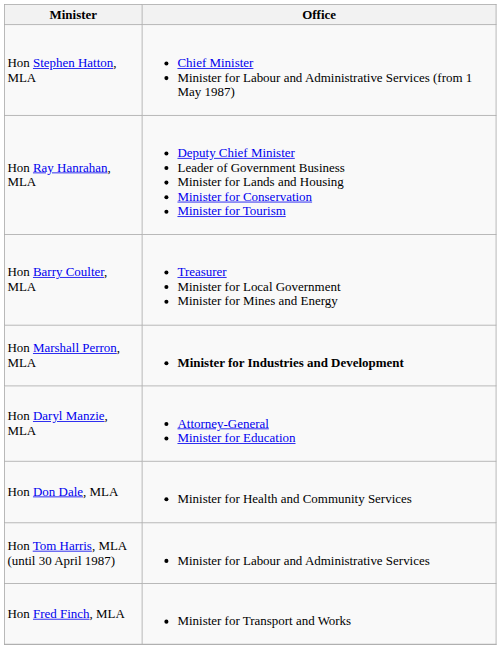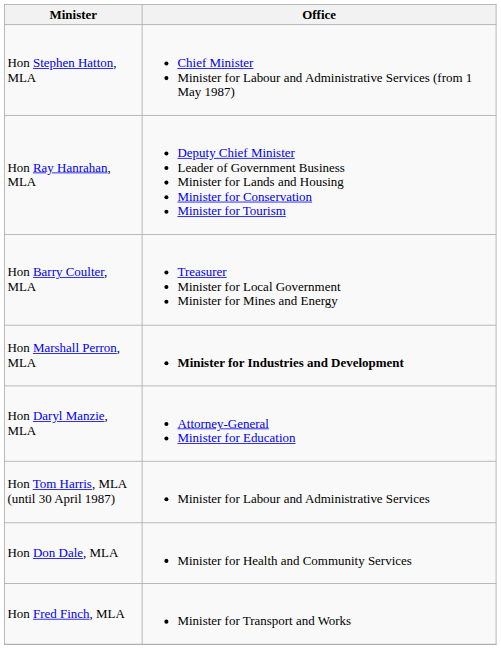rows swapped: (63, 492) <-> (67, 553)
